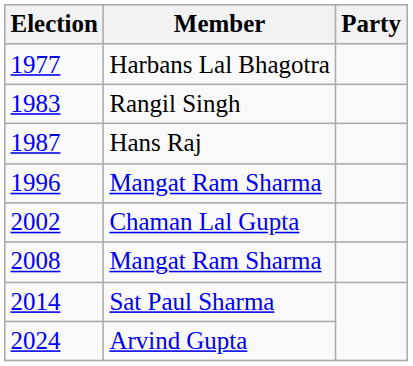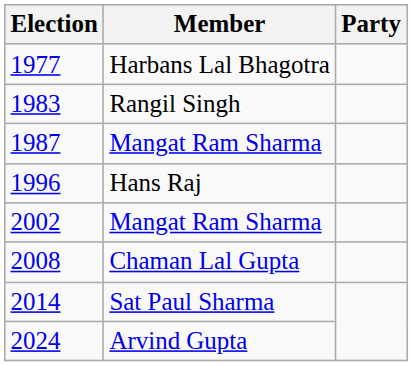(156, 143) Hans Raj -> (215, 143) Mangat Ram Sharma
(215, 182) Mangat Ram Sharma -> (156, 182) Hans Raj
(204, 222) Chaman Lal Gupta -> (215, 222) Mangat Ram Sharma
(215, 261) Mangat Ram Sharma -> (204, 261) Chaman Lal Gupta
